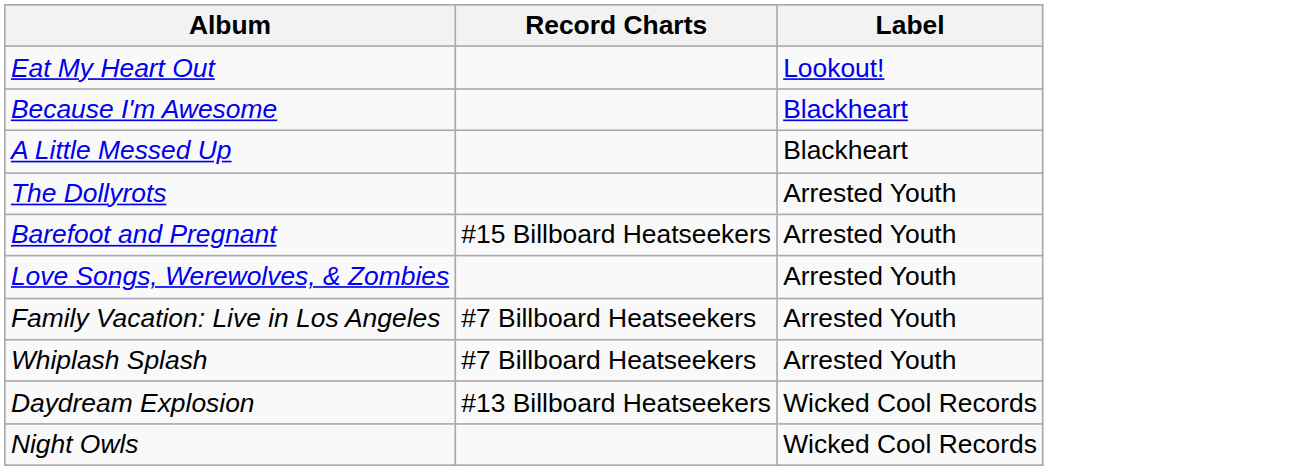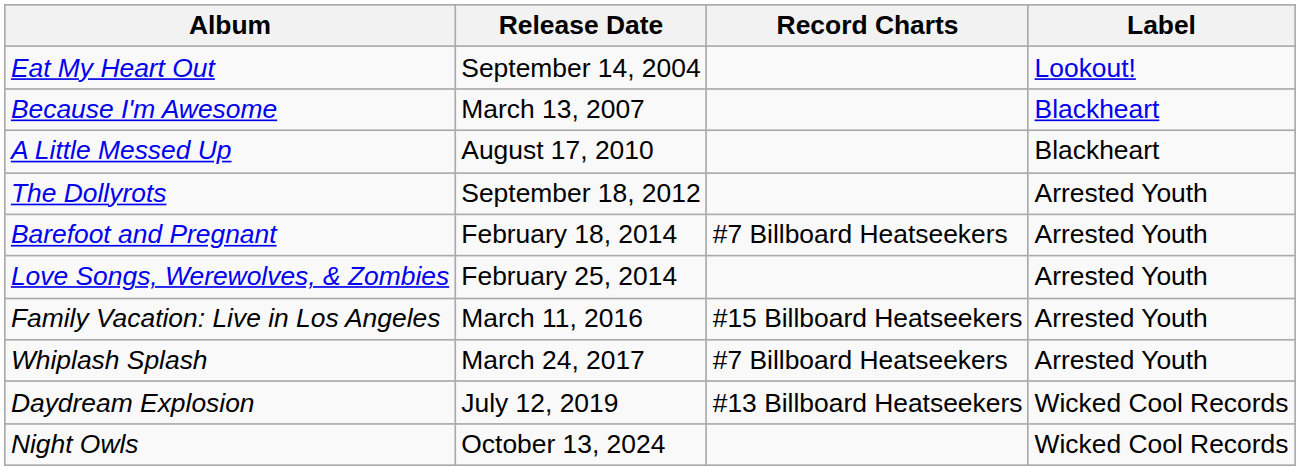+ column: (581, 25)
(616, 234) #15 Billboard Heatseekers -> (860, 234) #7 Billboard Heatseekers
(609, 318) #7 Billboard Heatseekers -> (868, 318) #15 Billboard Heatseekers
